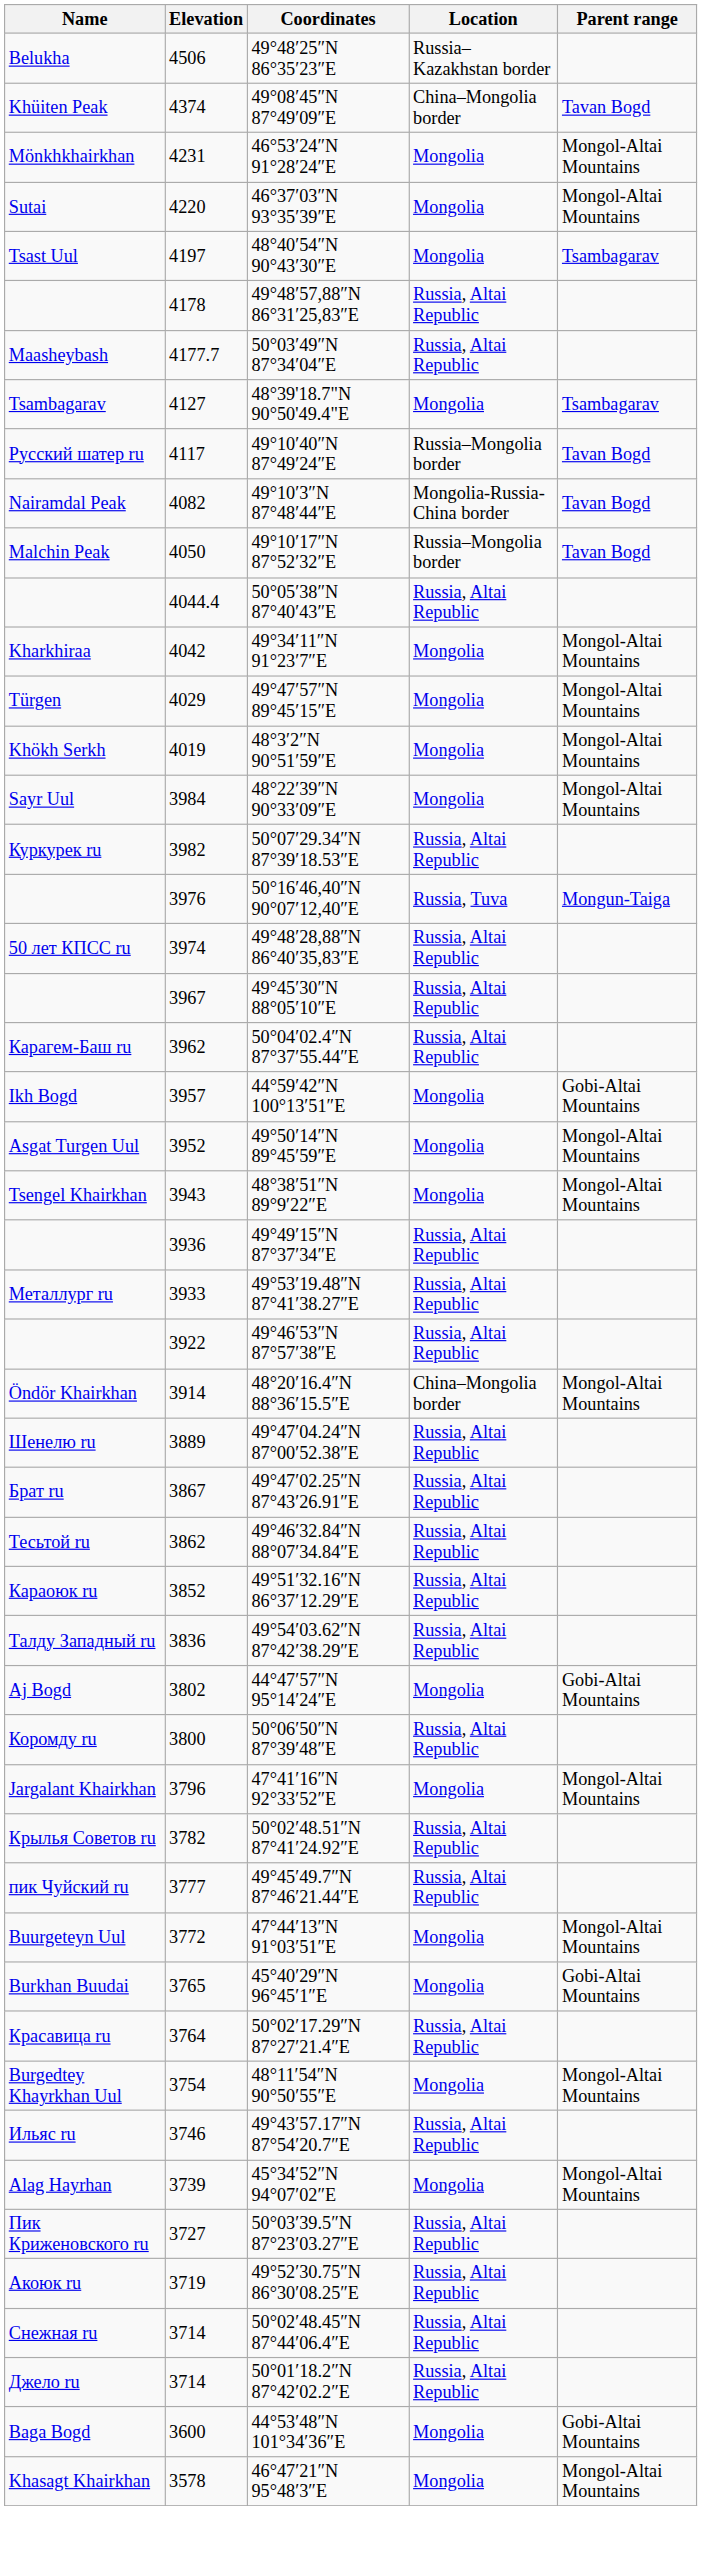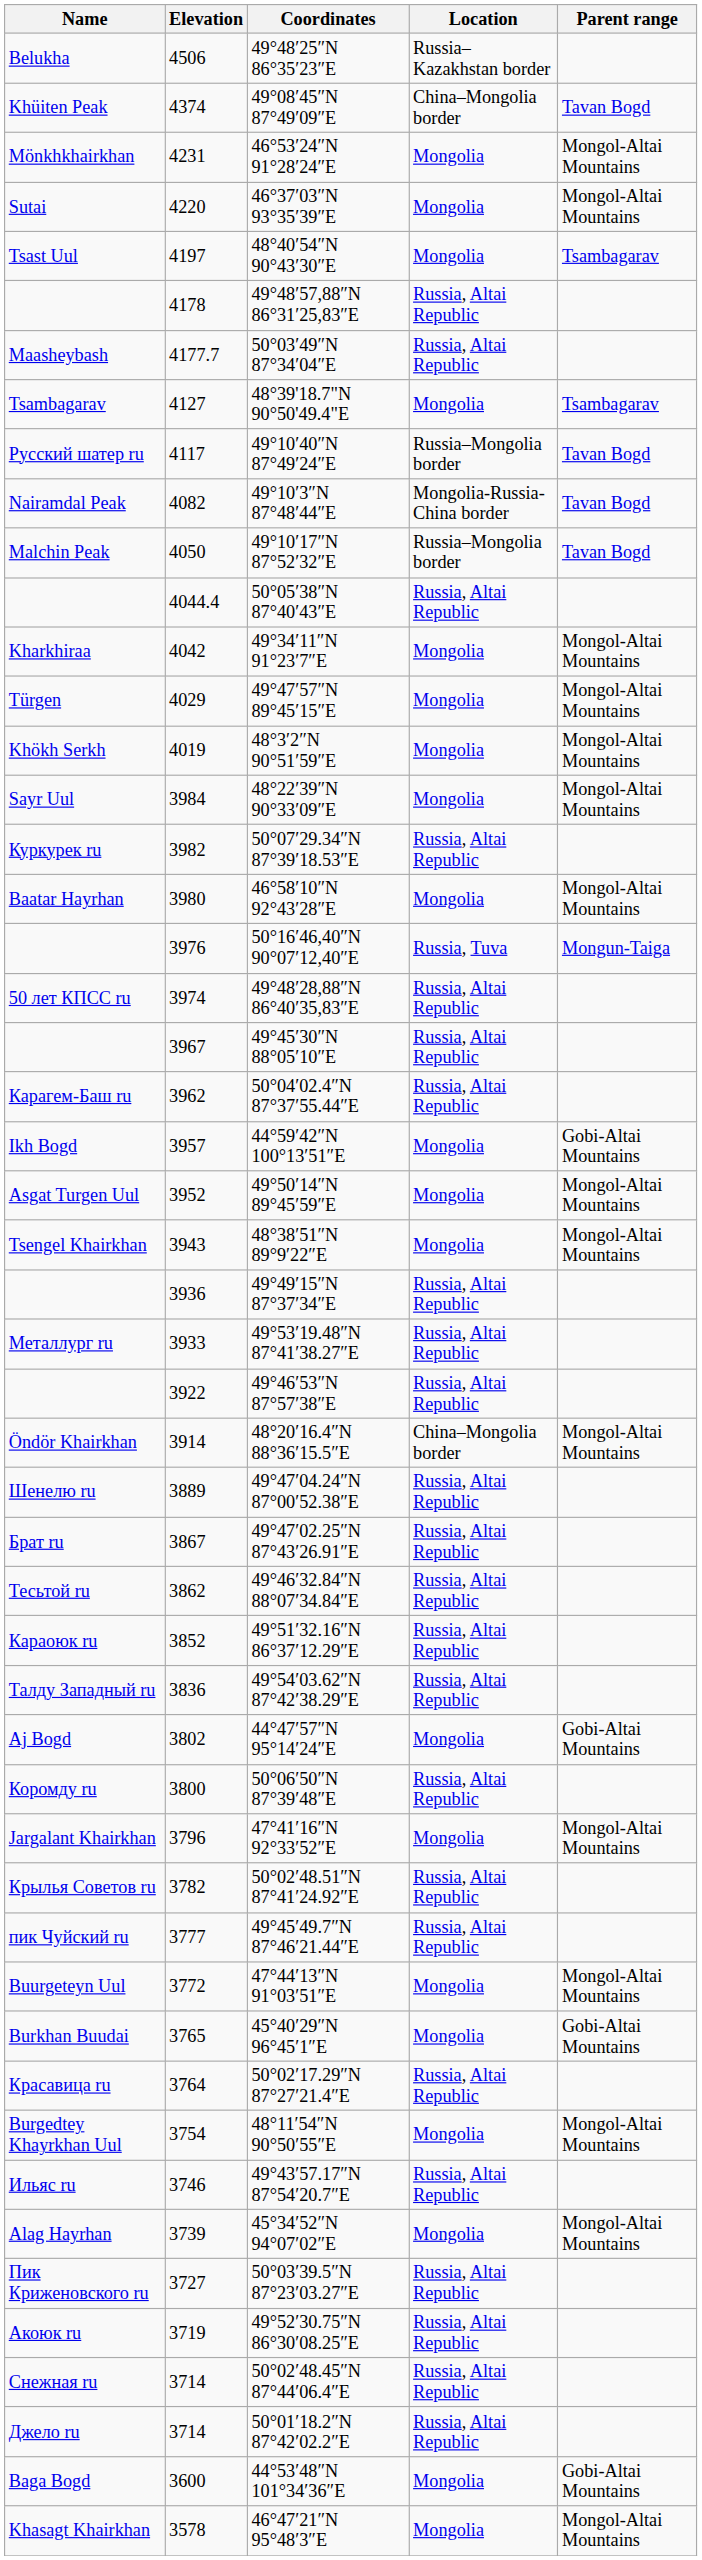+ row: (295, 898)
